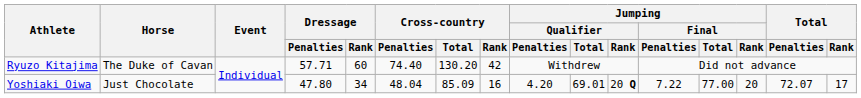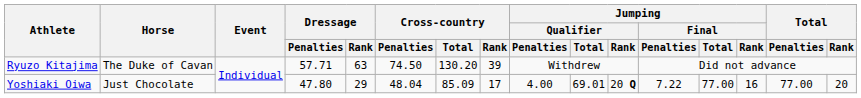(361, 65) 60 -> (361, 65) 63
(406, 65) 74.40 -> (406, 65) 74.50
(495, 65) 42 -> (495, 65) 39
(361, 83) 34 -> (361, 83) 29
(495, 83) 16 -> (495, 83) 17
(540, 83) 4.20 -> (540, 83) 4.00
(751, 83) 20 -> (751, 83) 16
(796, 83) 72.07 -> (796, 83) 77.00
(841, 83) 17 -> (841, 83) 20
